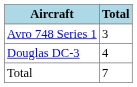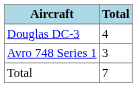rows swapped: (52, 33) <-> (43, 53)
